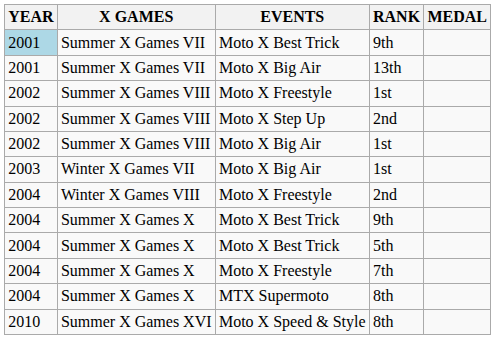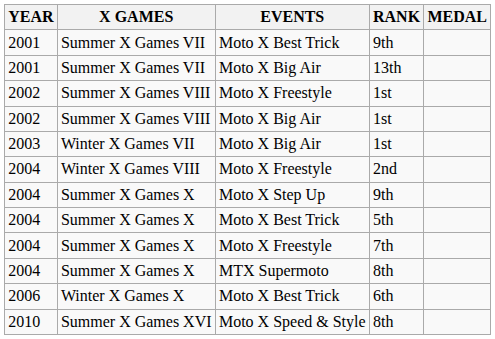(24, 42) lightblue background -> (24, 42) no background
- row: (136, 118)
(279, 220) Moto X Best Trick -> (272, 194) Moto X Step Up
+ row: (123, 296)
